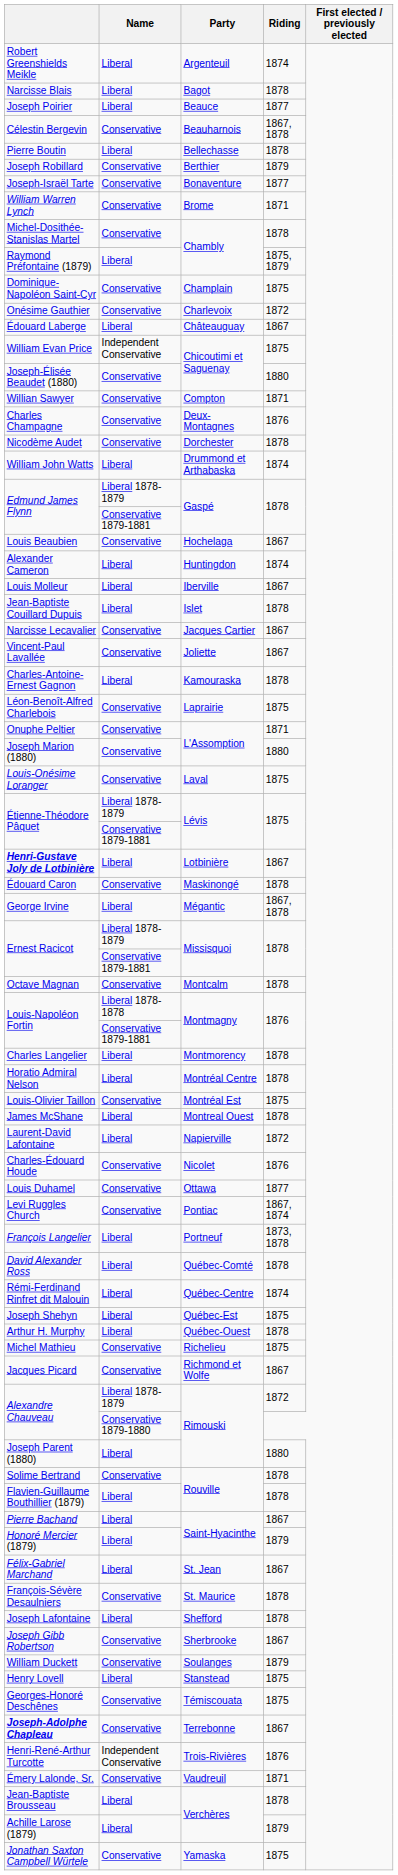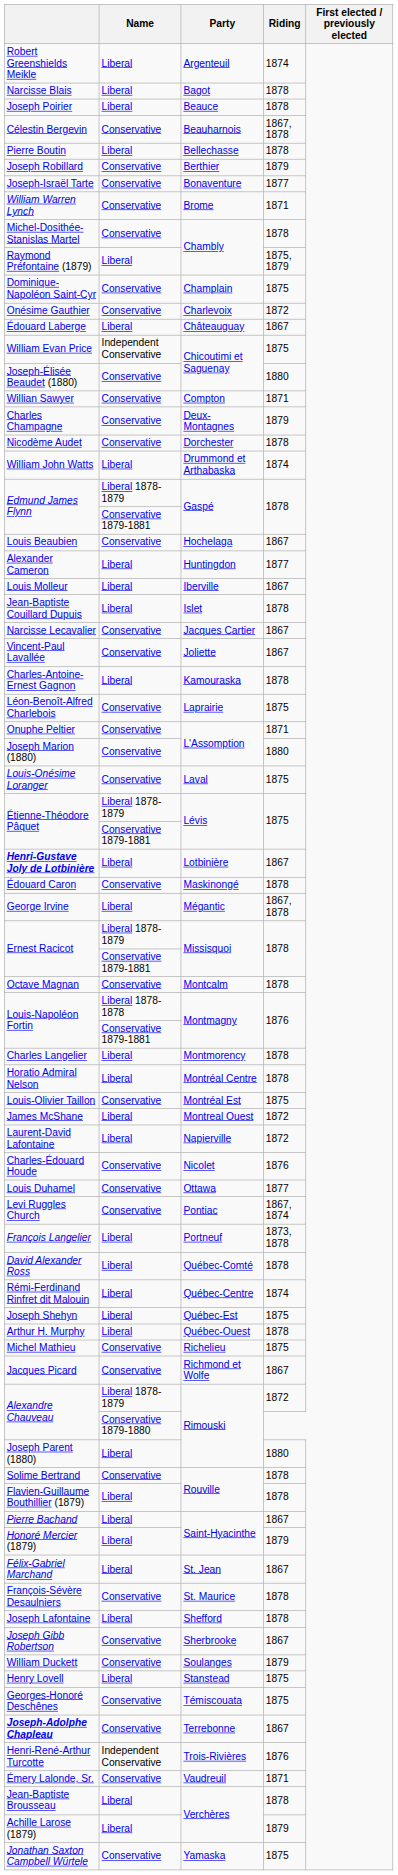(277, 107) 1877 -> (277, 107) 1878
(277, 421) 1876 -> (277, 421) 1879
(277, 564) 1874 -> (277, 564) 1877
(277, 1116) 1878 -> (277, 1116) 1872
